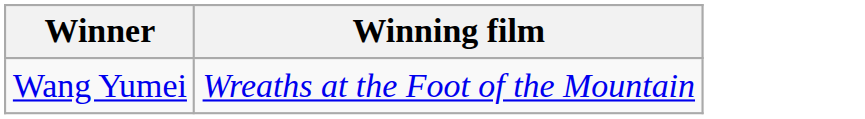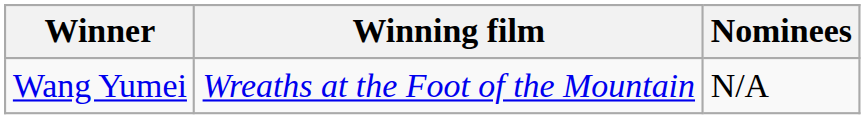+ column: (781, 31)
